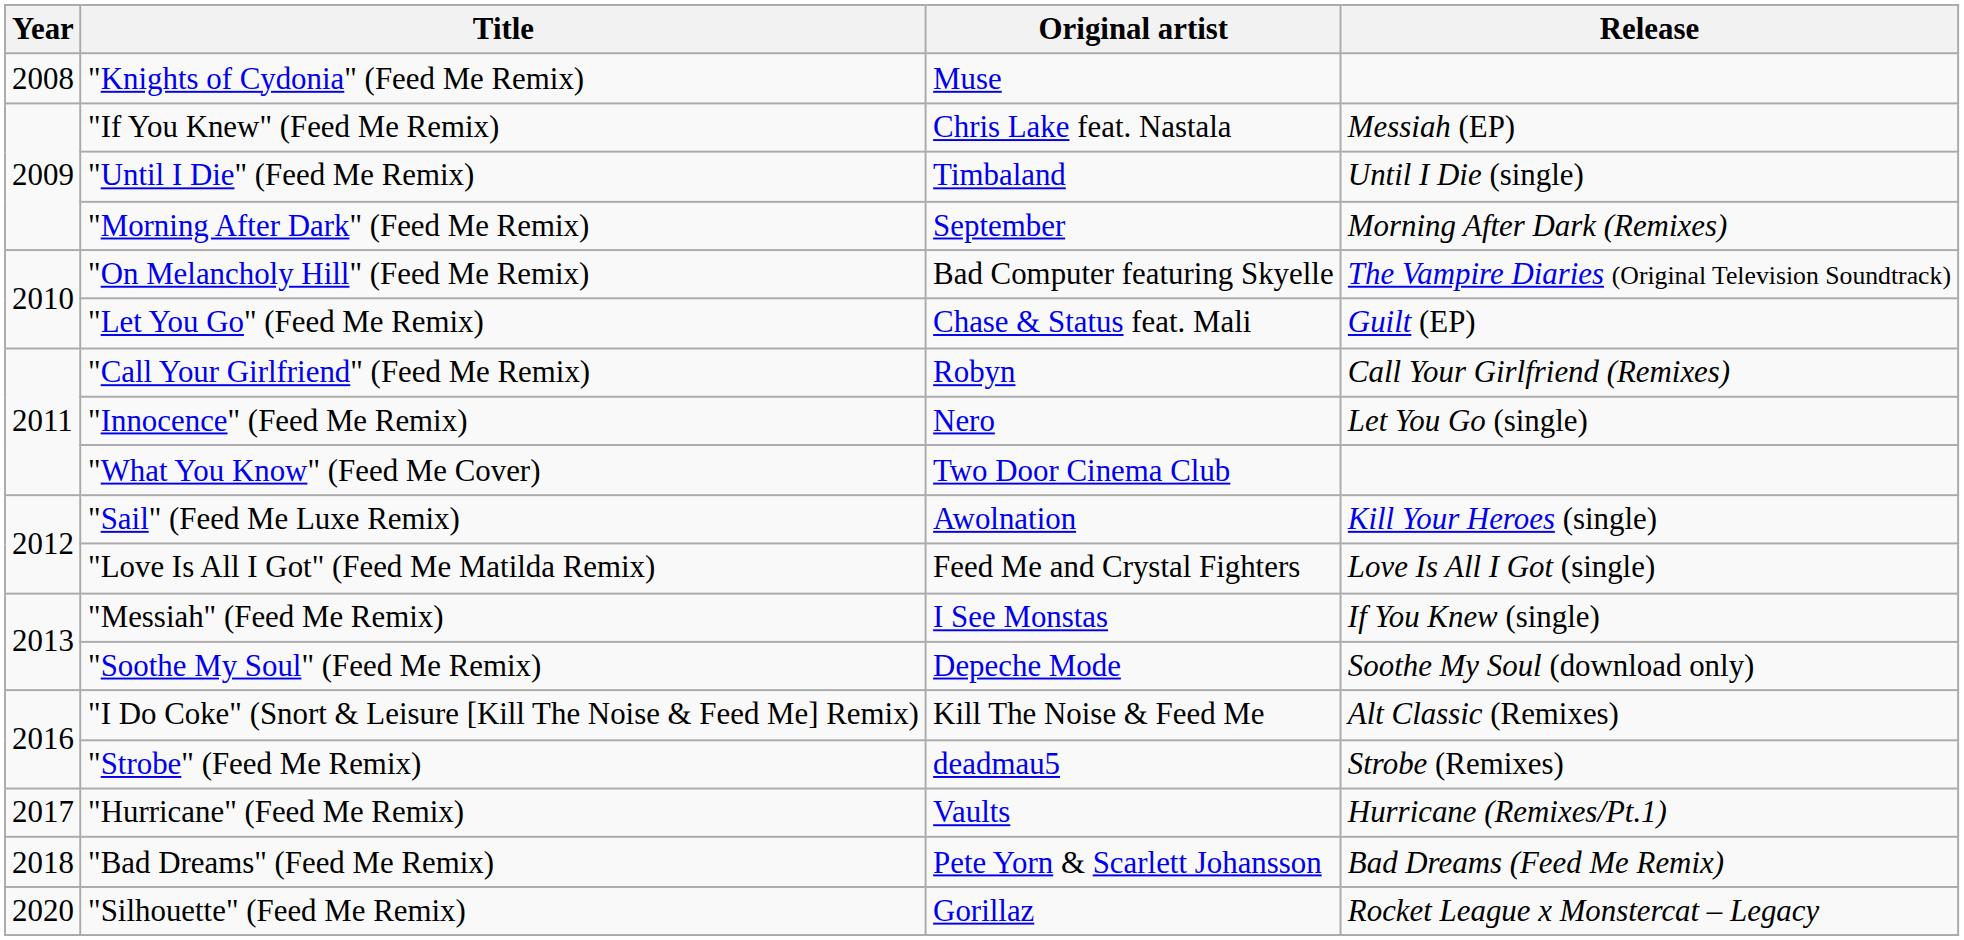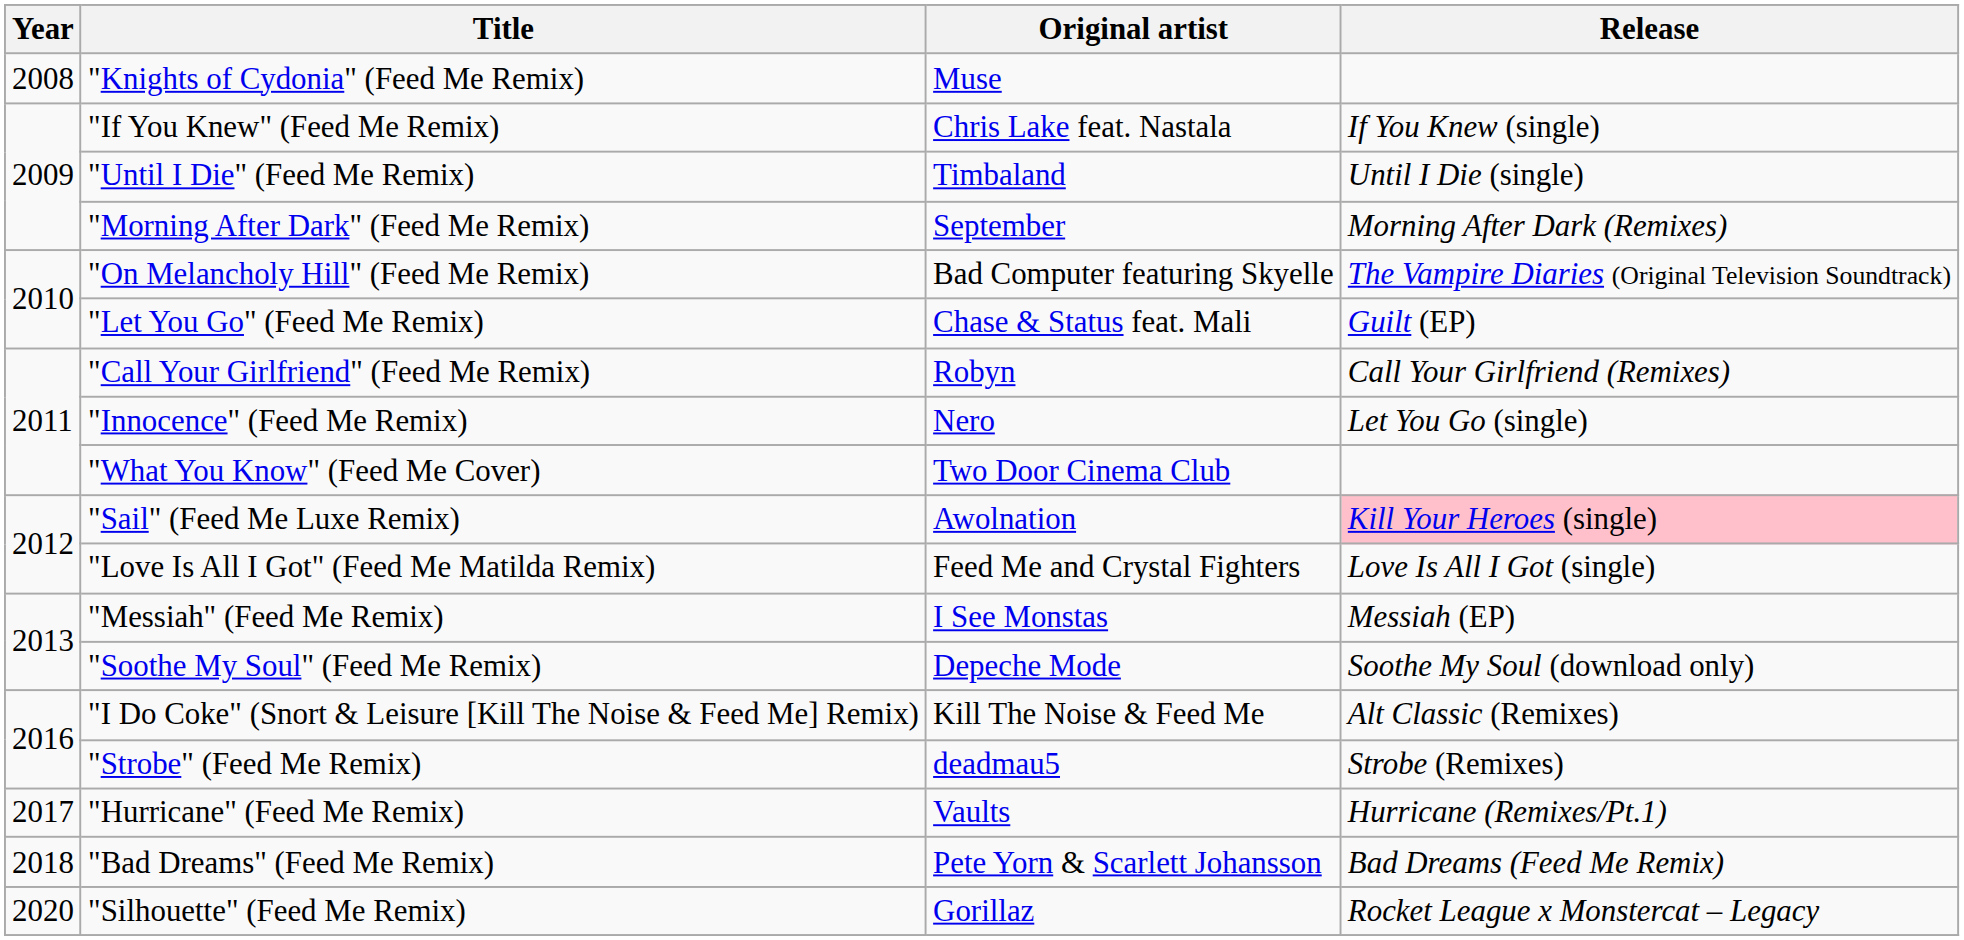(1431, 126) Messiah (EP) -> (1474, 126) If You Knew (single)
(1502, 518) no background -> (1502, 518) pink background
(1474, 616) If You Knew (single) -> (1431, 616) Messiah (EP)
